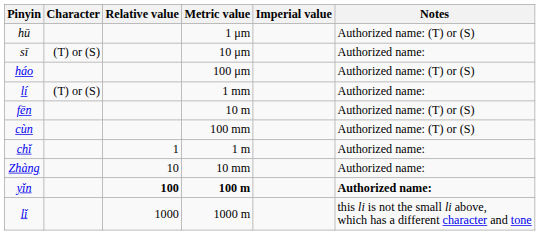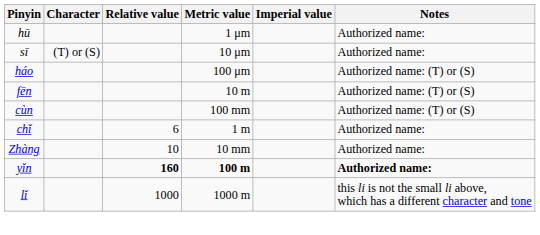(406, 33) Authorized name: (T) or (S) -> (381, 33) Authorized name:
- row: (24, 91)
(176, 149) 1 -> (176, 129) 6
(170, 187) 100 -> (170, 168) 160
